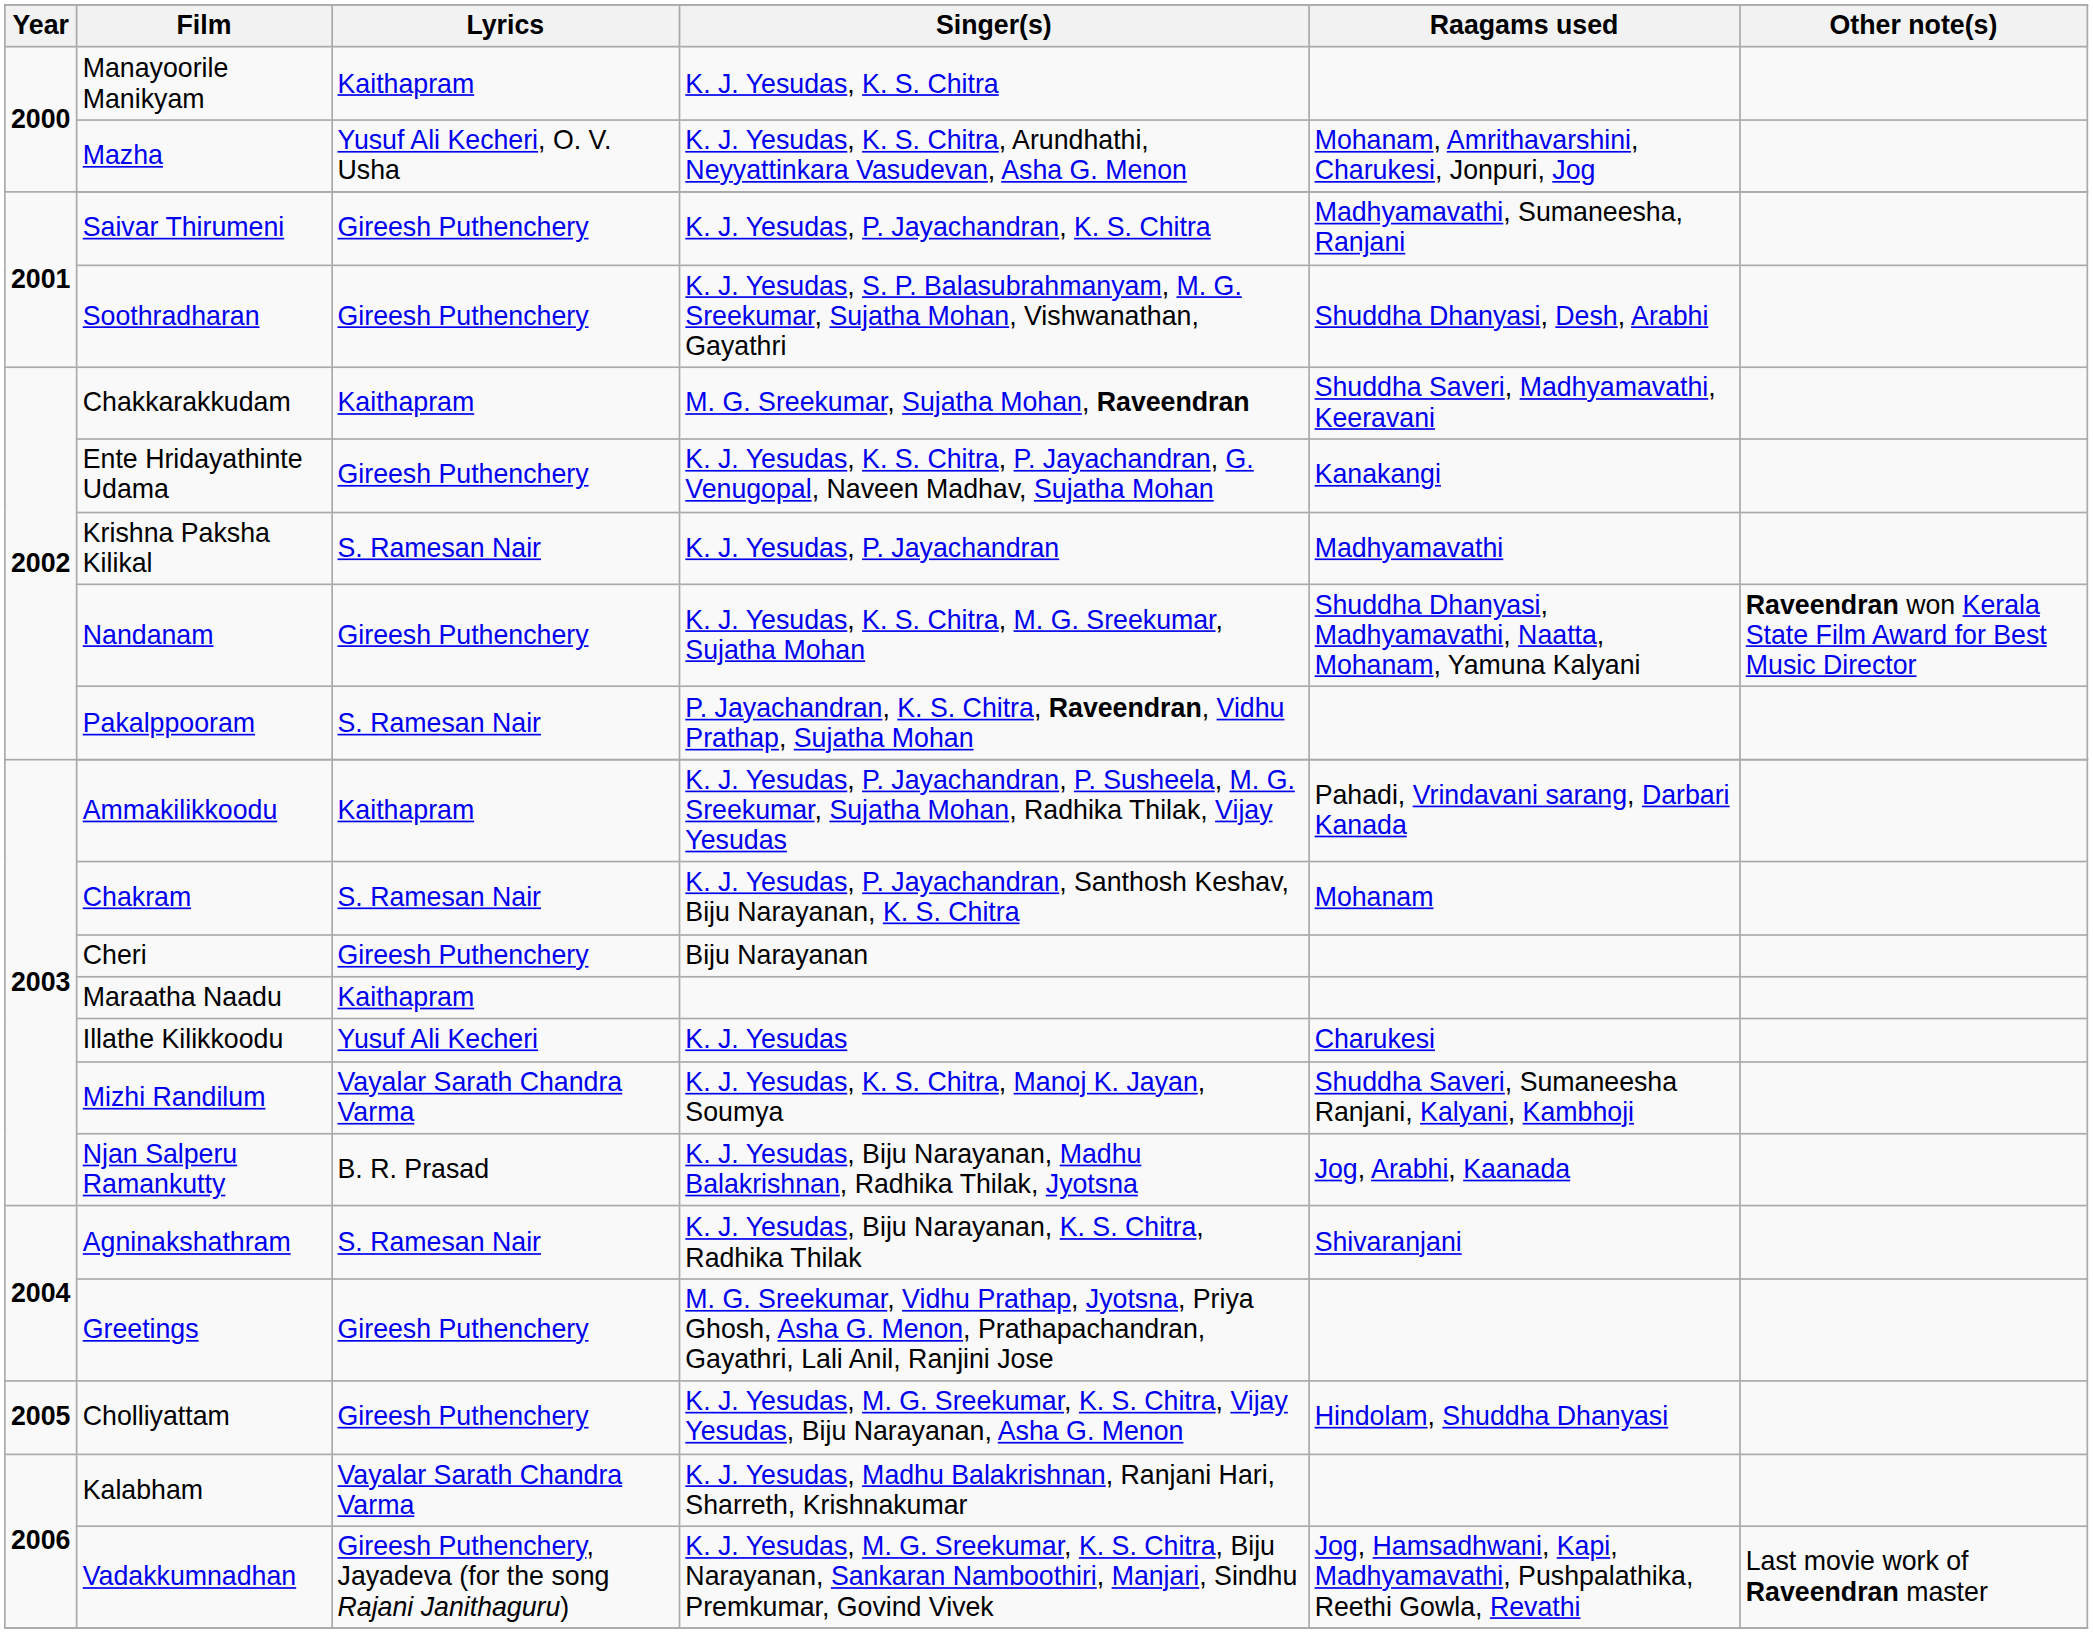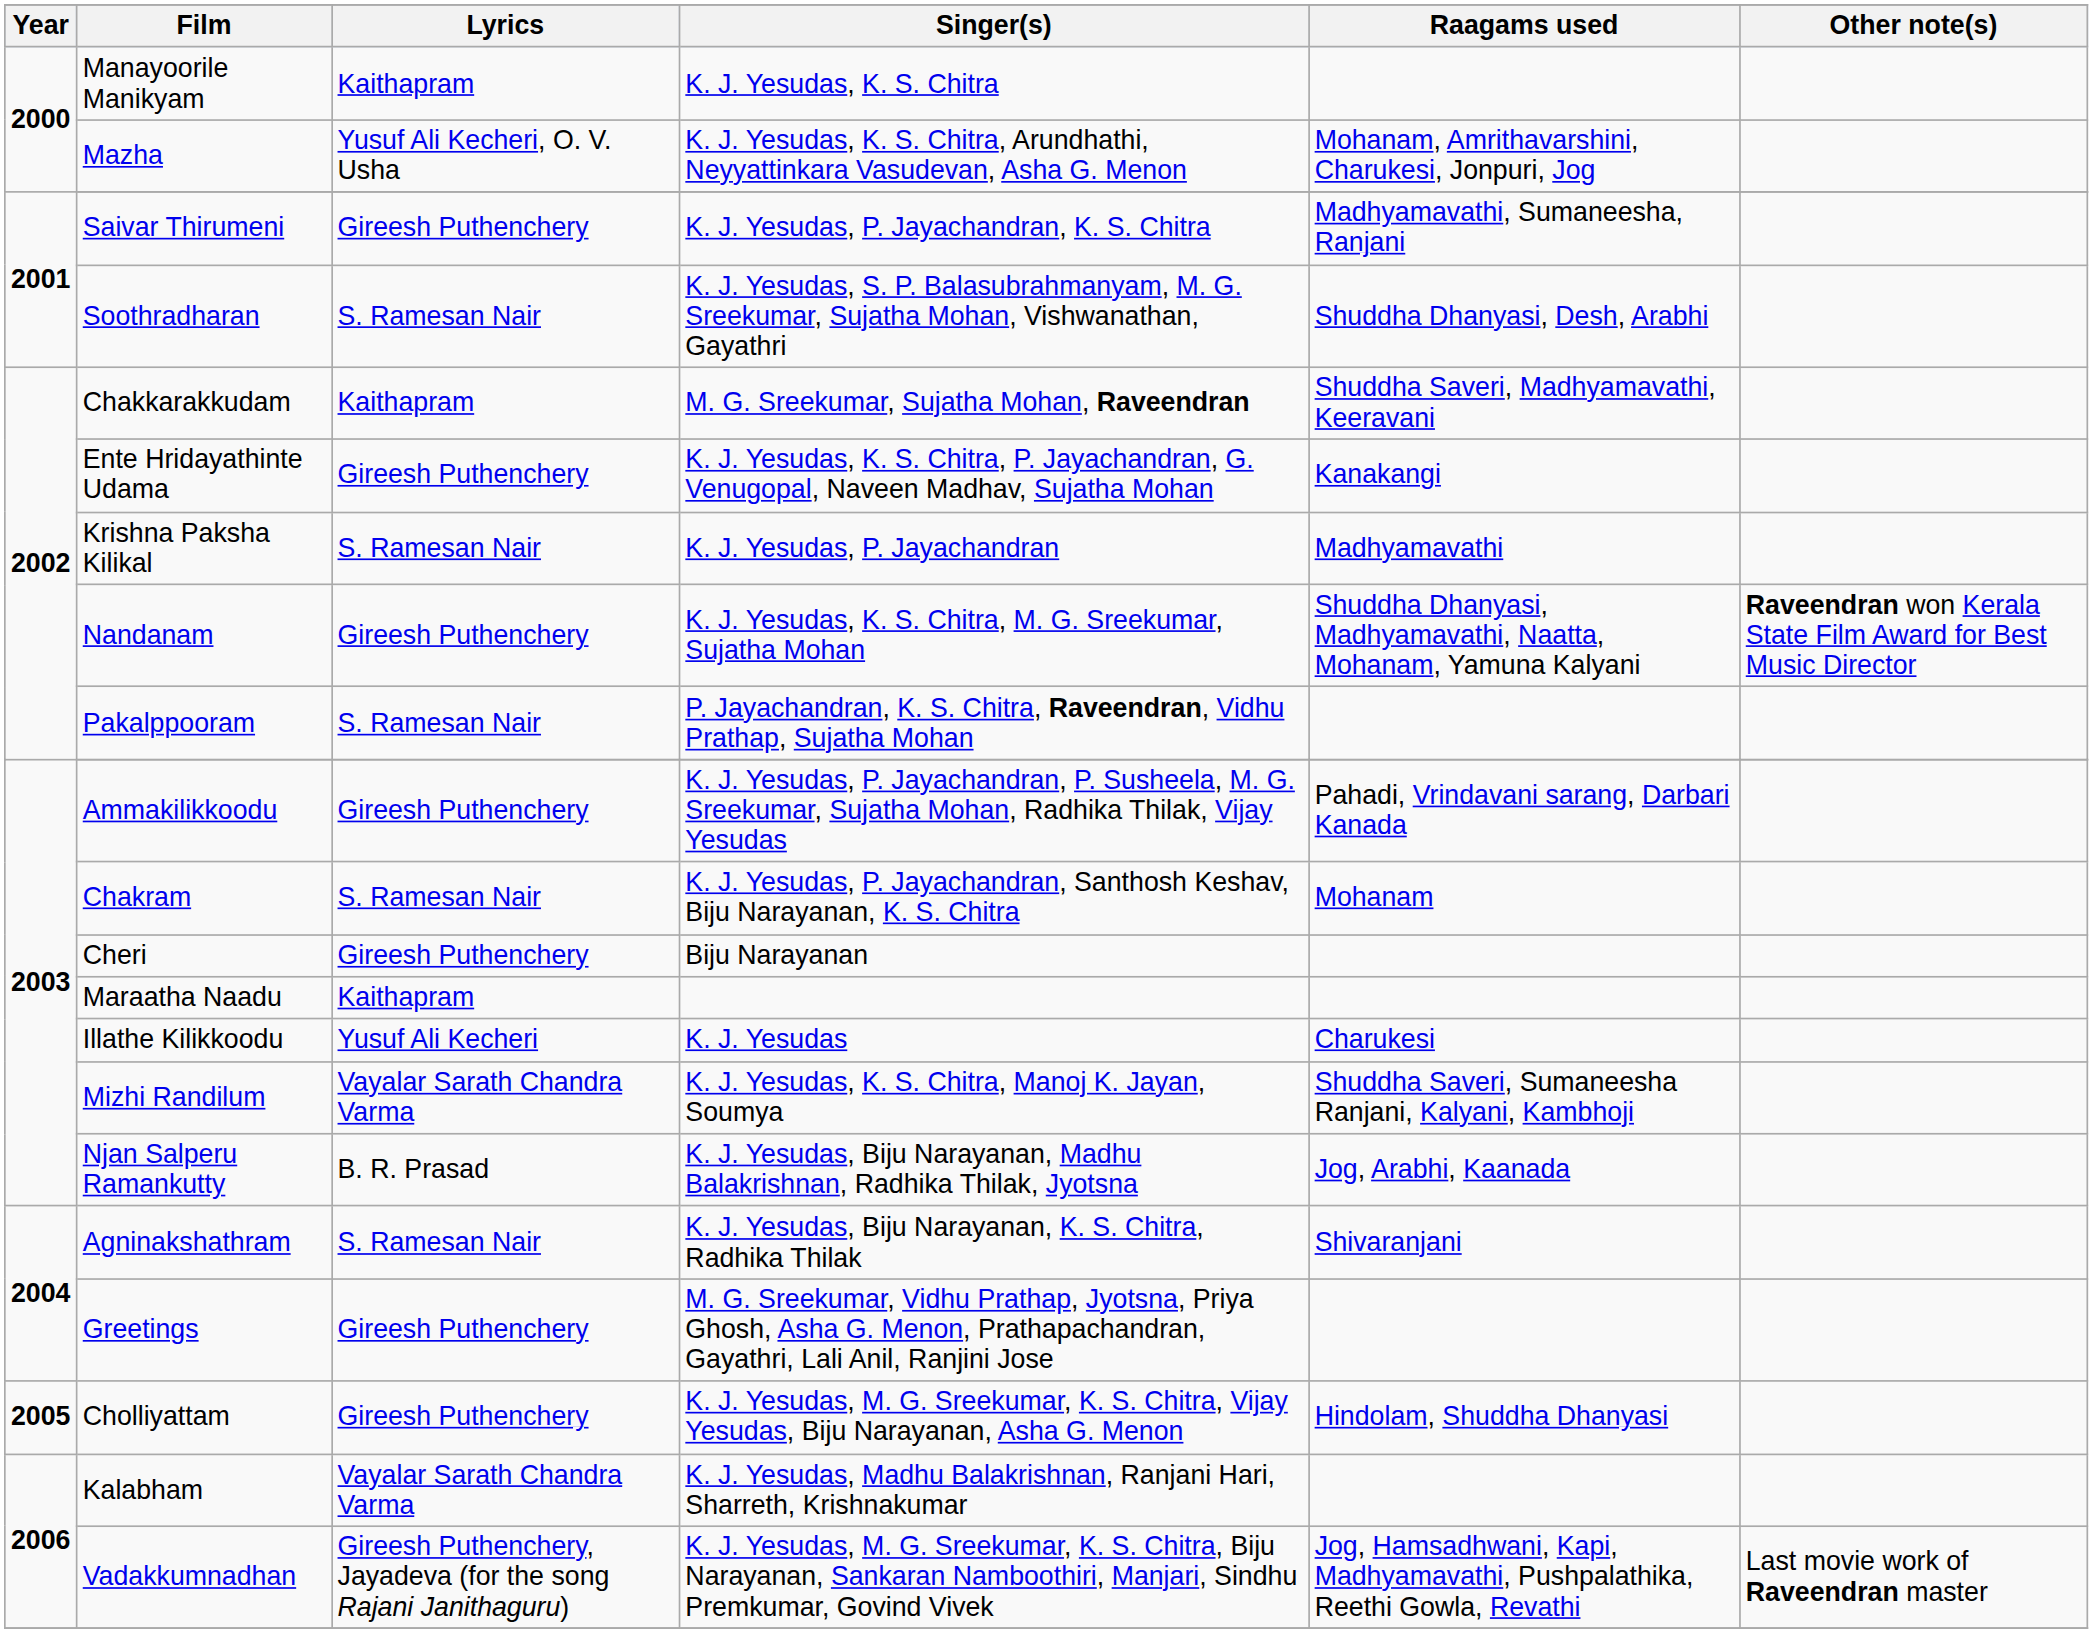(463, 315) Gireesh Puthenchery -> (439, 315) S. Ramesan Nair
(406, 810) Kaithapram -> (463, 810) Gireesh Puthenchery
